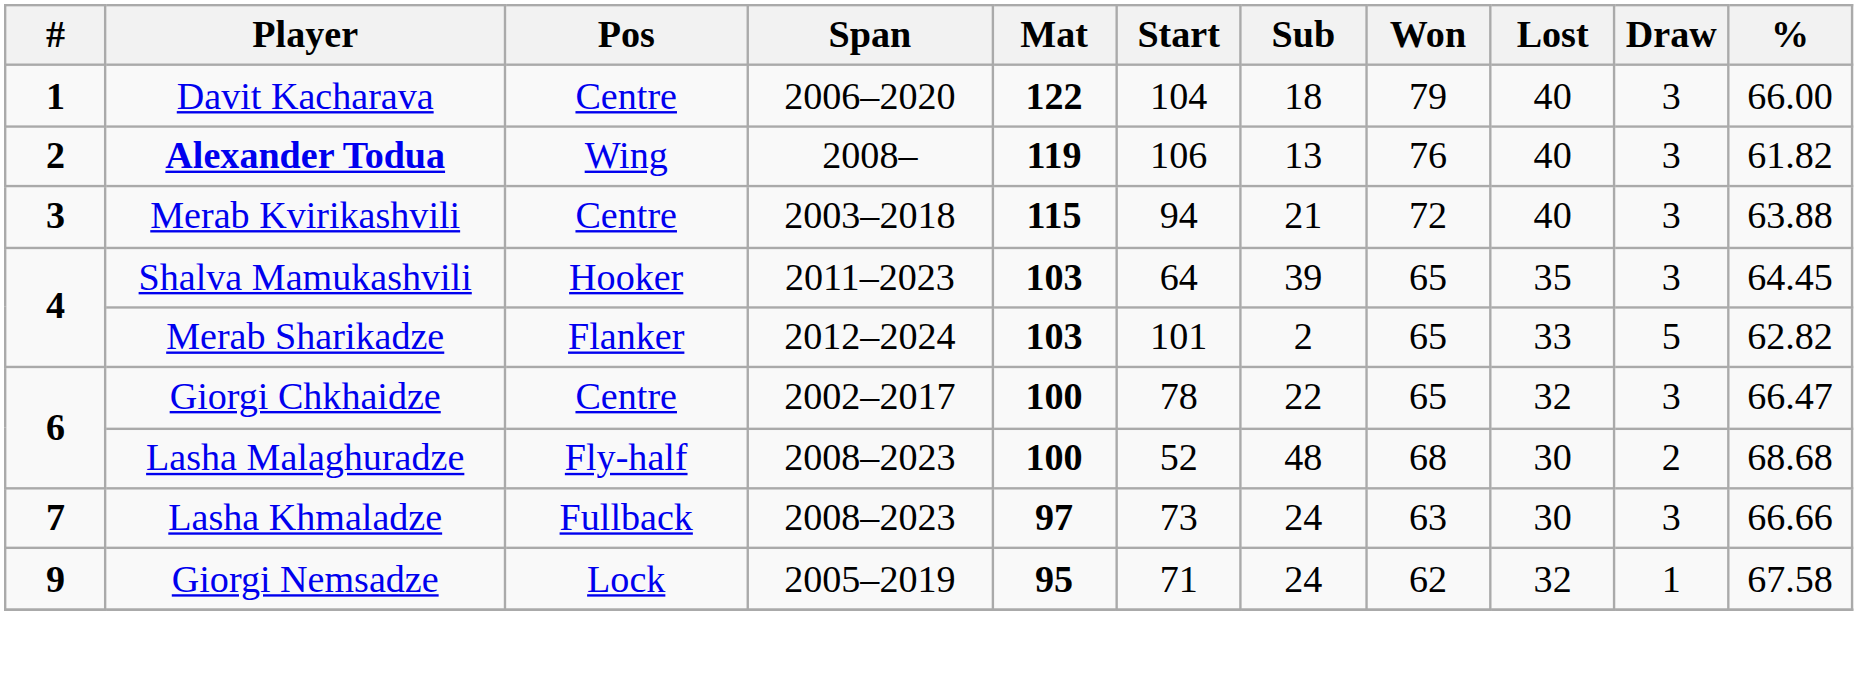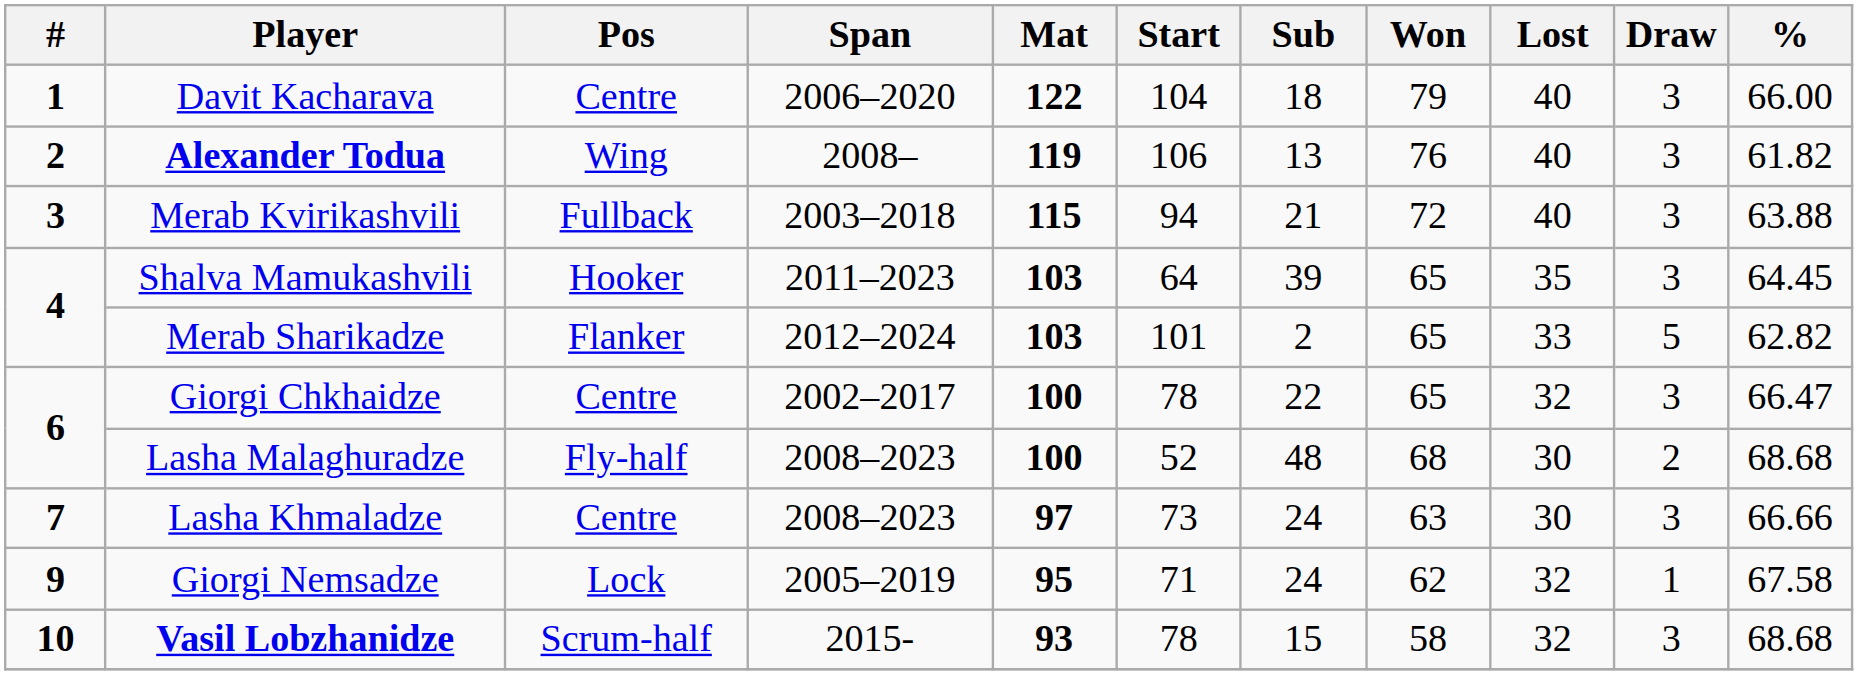(626, 215) Centre -> (626, 215) Fullback
(626, 517) Fullback -> (626, 517) Centre
+ row: (305, 638)
